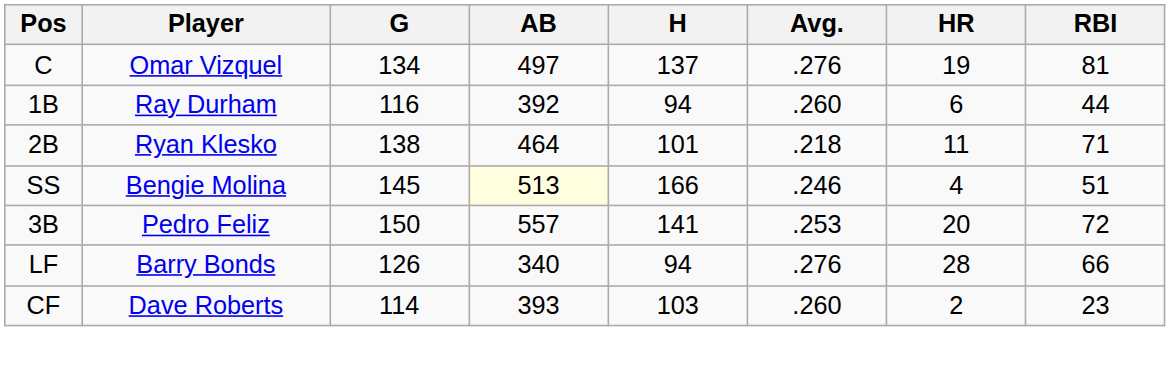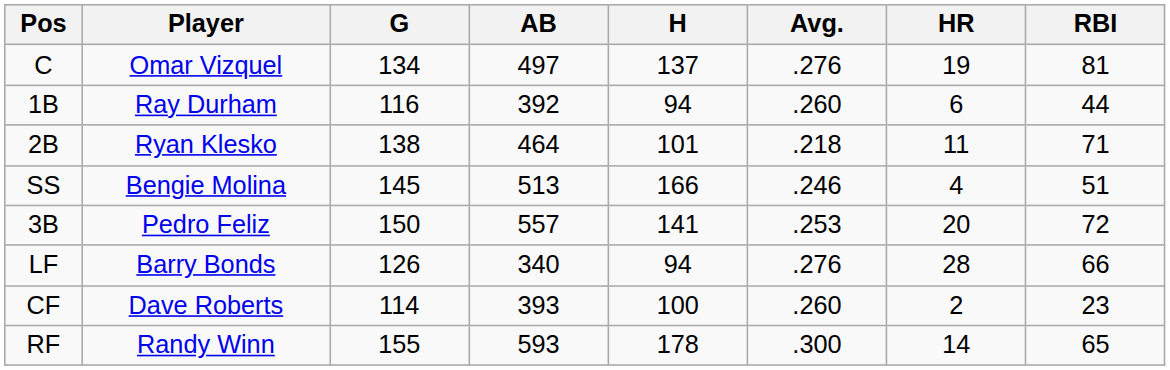(538, 184) lightyellow background -> (538, 184) no background
(678, 305) 103 -> (678, 305) 100
+ row: (43, 345)
